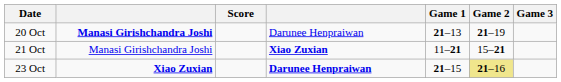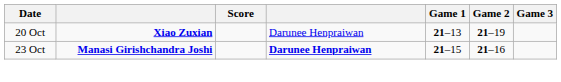(145, 32) Manasi Girishchandra Joshi -> (183, 32) Xiao Zuxian
- row: (30, 50)
(183, 68) Xiao Zuxian -> (145, 50) Manasi Girishchandra Joshi
(491, 68) khaki background -> (491, 50) no background
